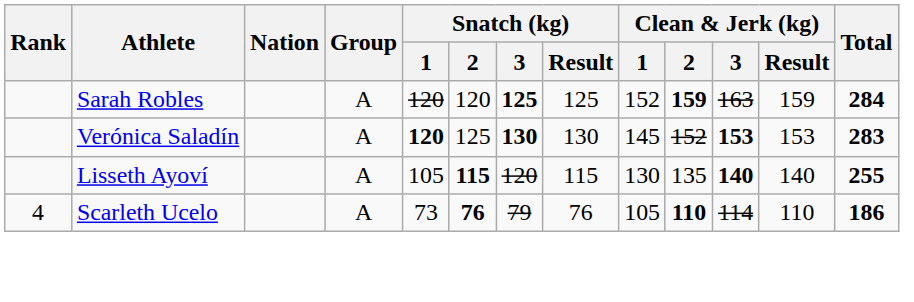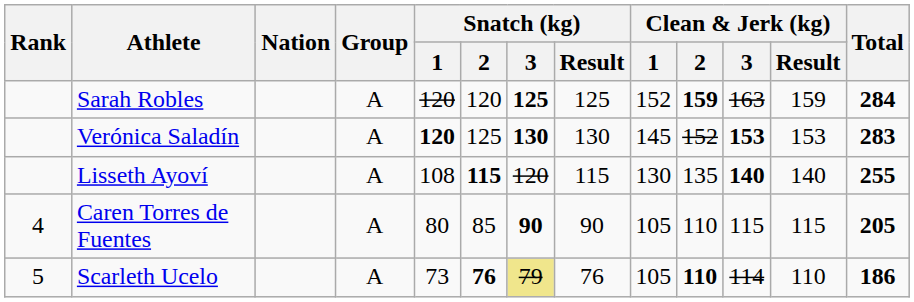(426, 174) 105 -> (437, 174) 108
+ row: (153, 225)
(38, 212) 4 -> (38, 277) 5
(519, 212) no background -> (531, 277) khaki background
